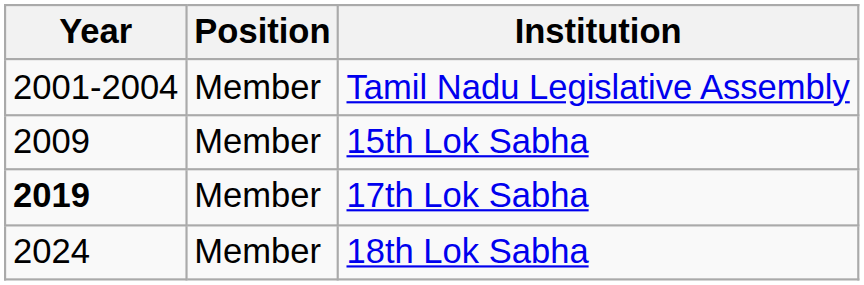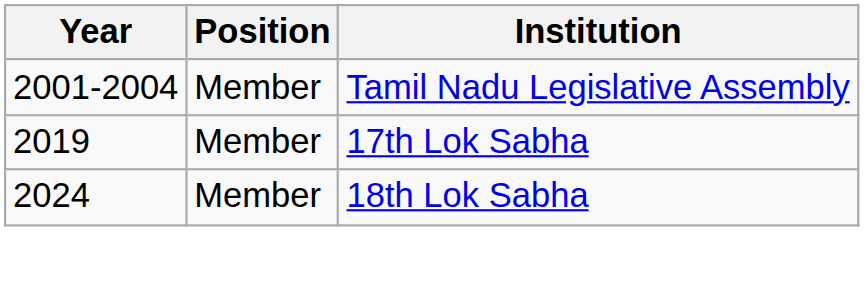- row: (468, 141)
(51, 196) bold -> (51, 141) normal
